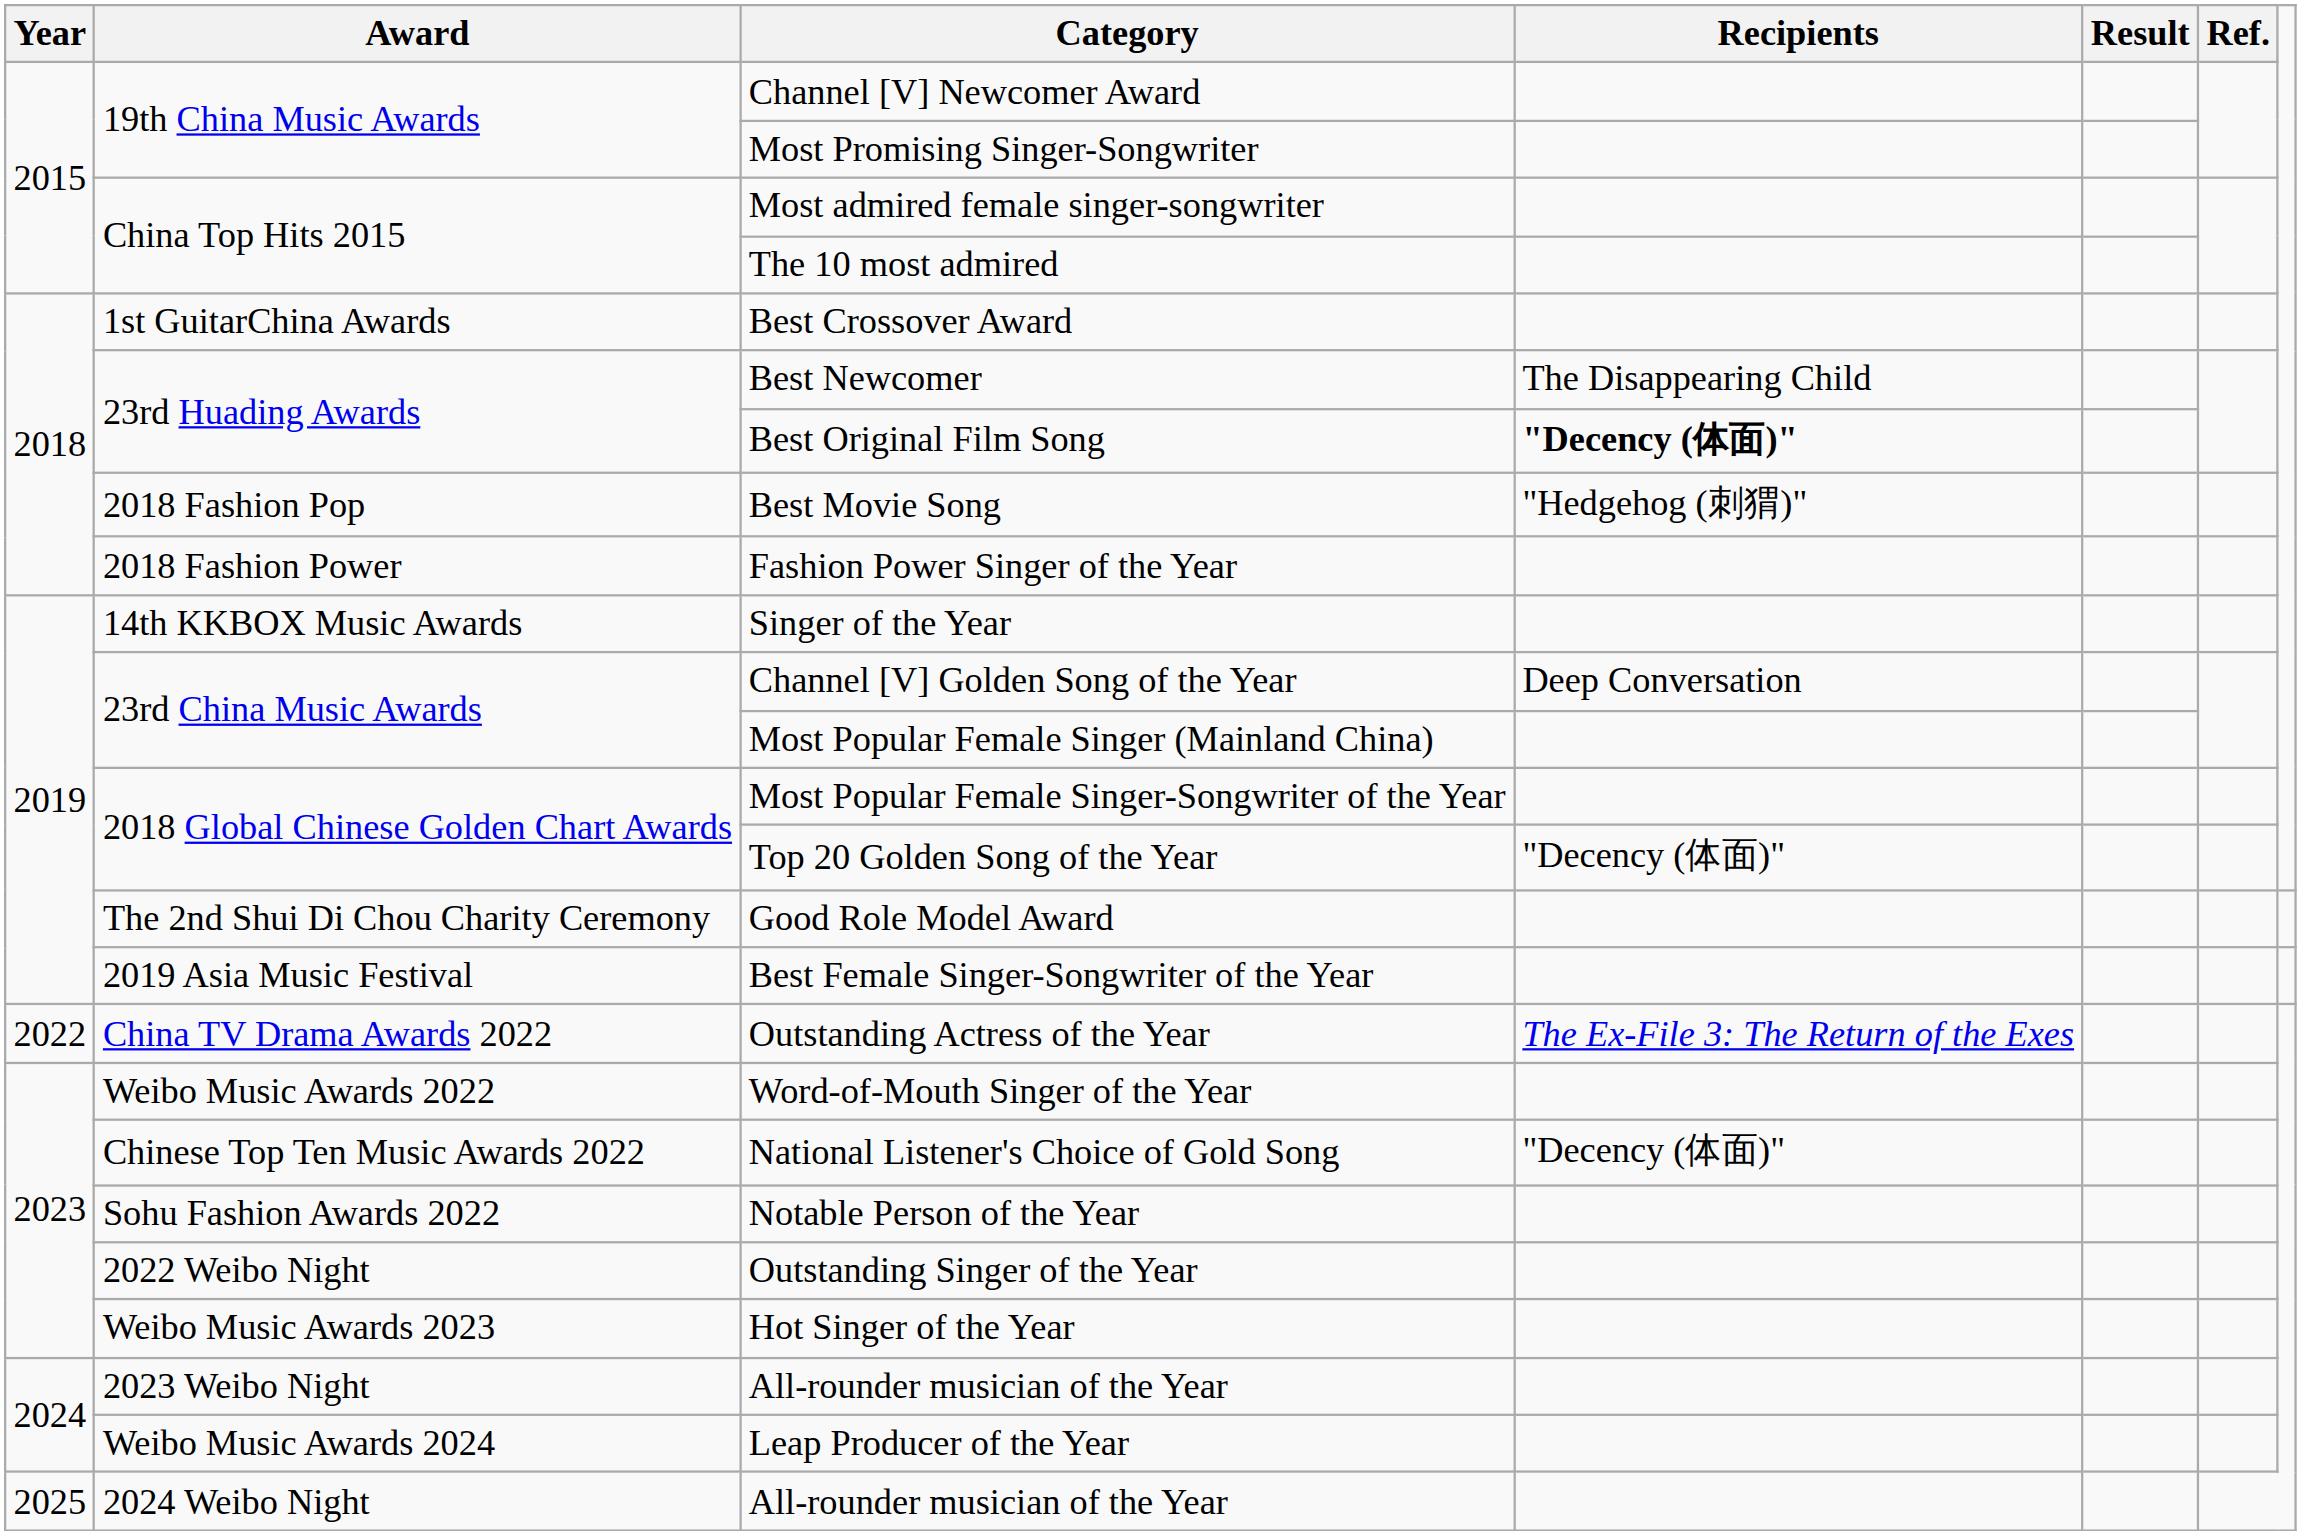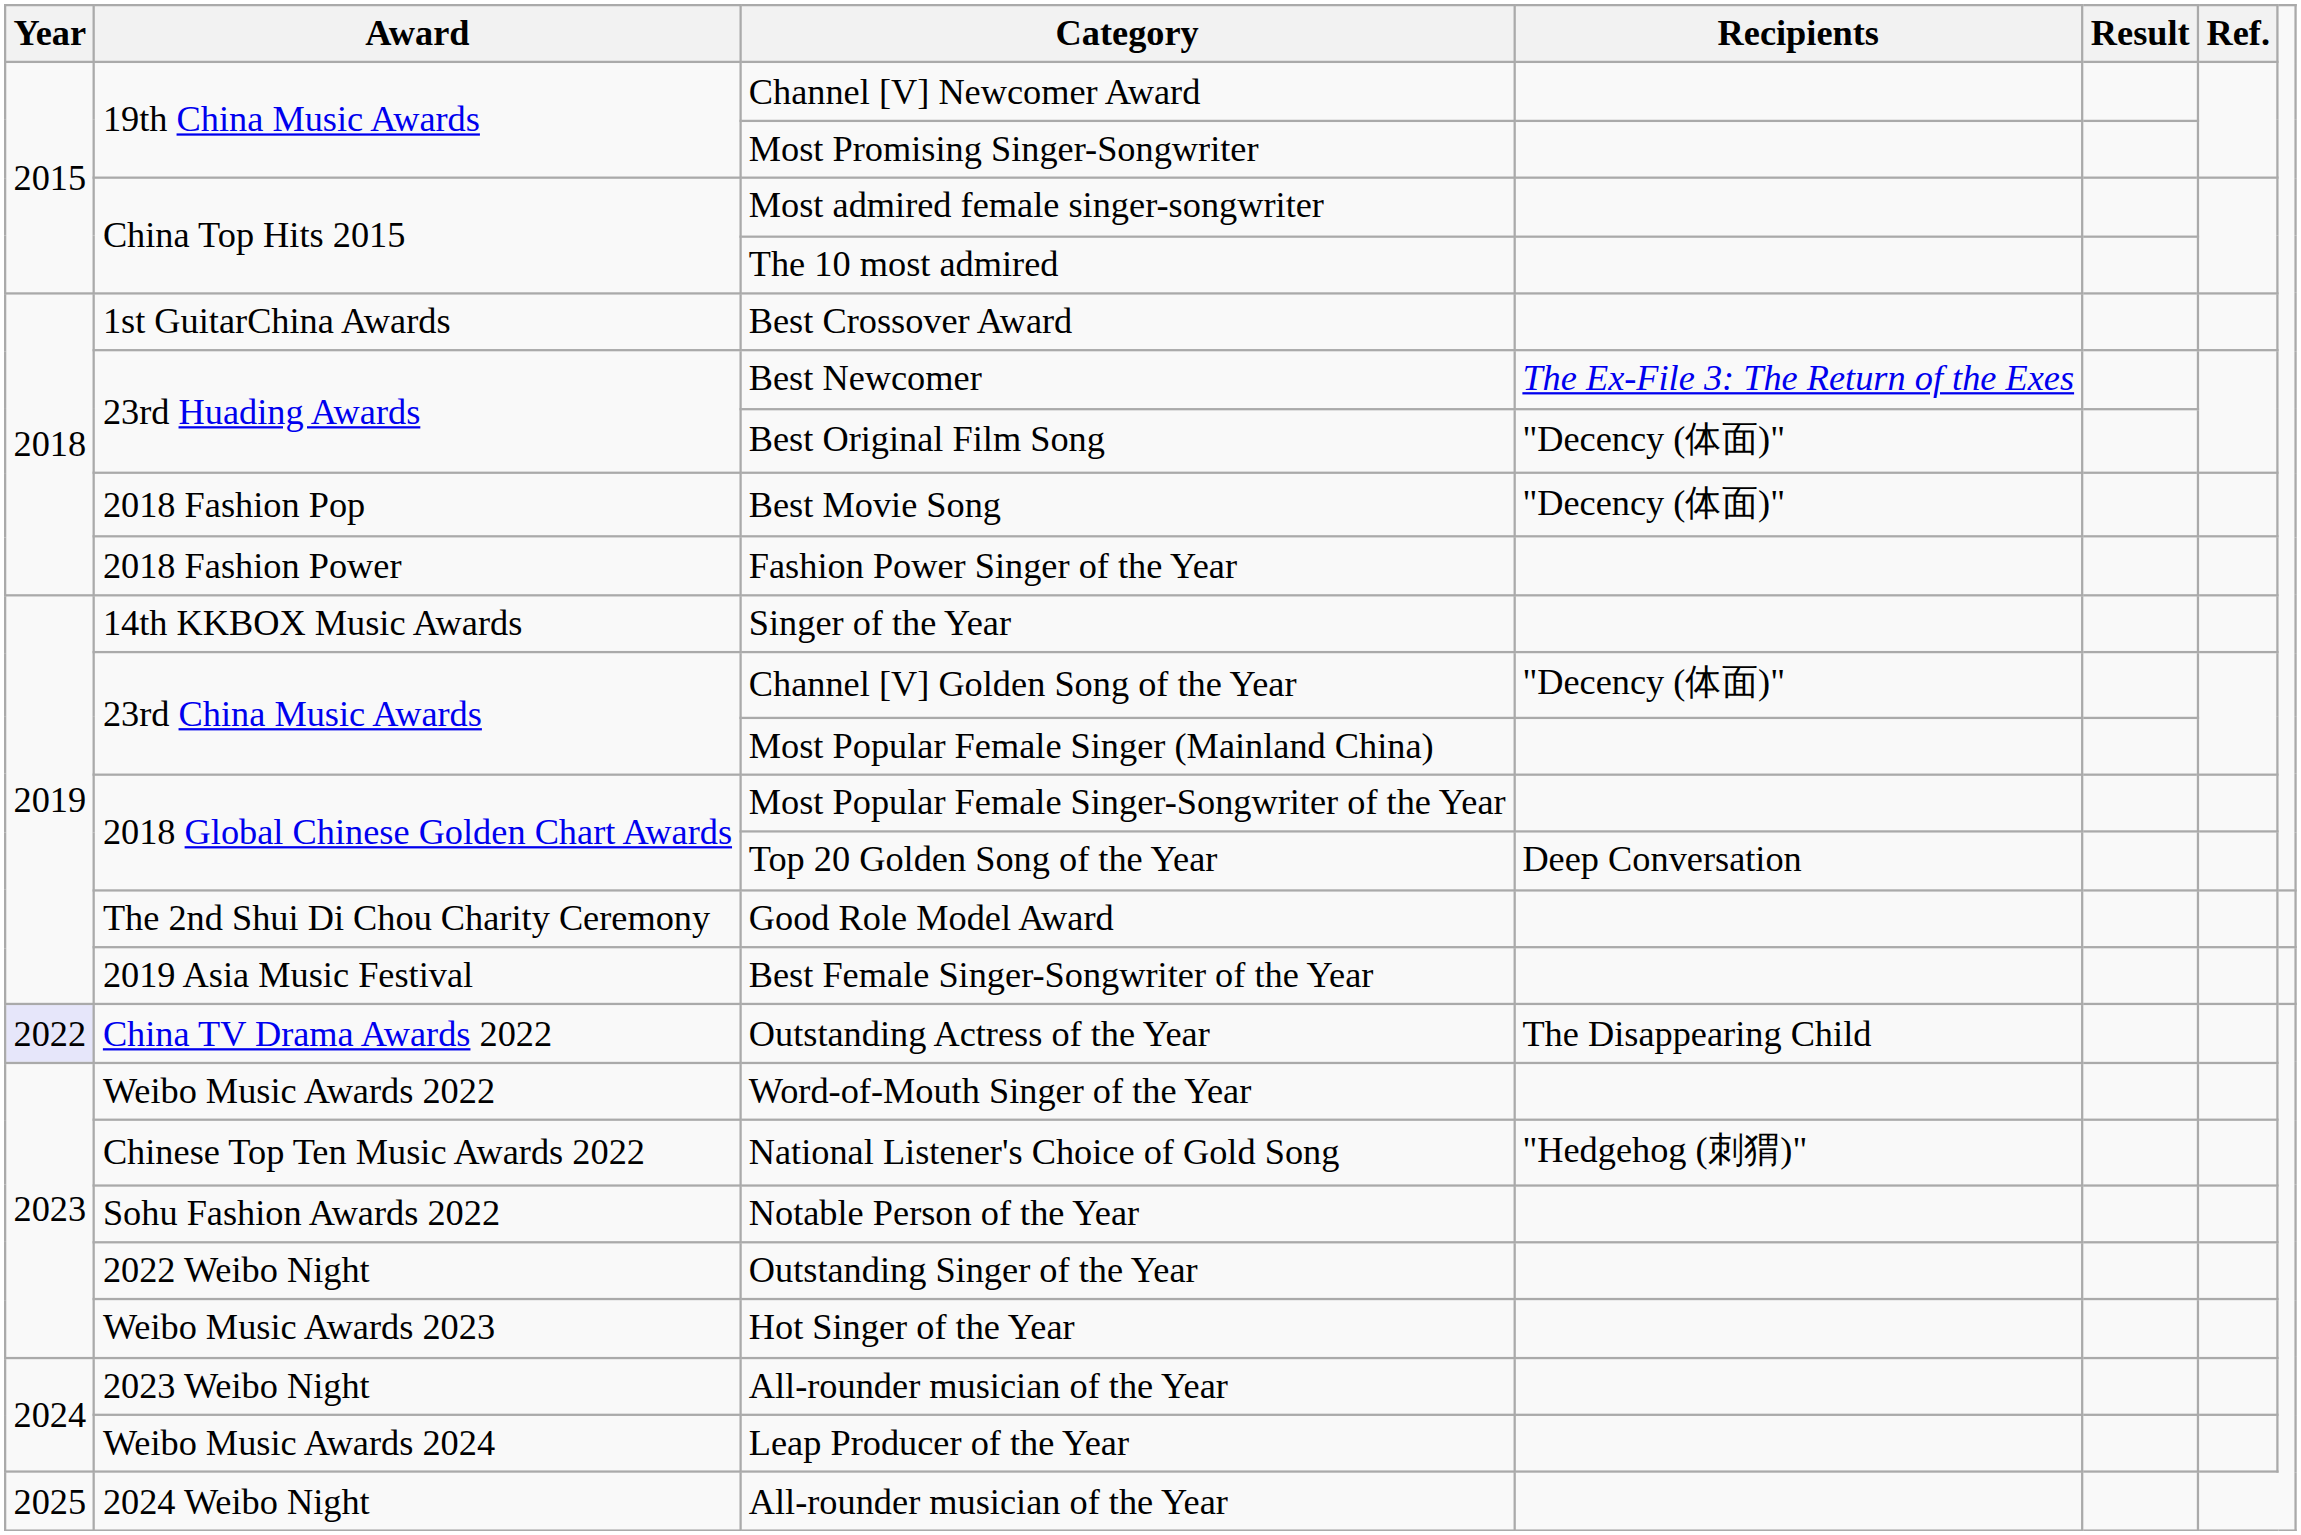(1697, 378) The Disappearing Child -> (1798, 378) The Ex-File 3: The Return of the Exes
(1660, 438) bold -> (1654, 438) normal
(1665, 503) "Hedgehog (刺猬)" -> (1654, 503) "Decency (体面)"
(1662, 680) Deep Conversation -> (1654, 682) "Decency (体面)"
(1654, 855) "Decency (体面)" -> (1662, 860) Deep Conversation
(50, 1032) no background -> (50, 1032) lavender background
(1798, 1032) The Ex-File 3: The Return of the Exes -> (1697, 1032) The Disappearing Child
(1654, 1150) "Decency (体面)" -> (1665, 1150) "Hedgehog (刺猬)"
